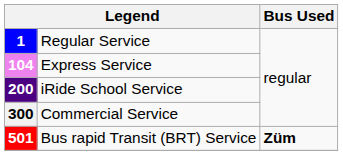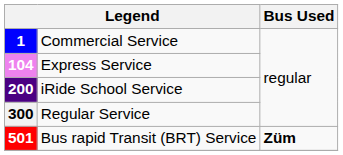(95, 41) Regular Service -> (109, 41) Commercial Service
(109, 114) Commercial Service -> (95, 114) Regular Service
